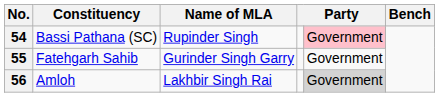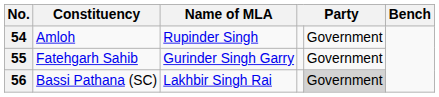(97, 37) Bassi Pathana (SC) -> (56, 37) Amloh
(345, 37) pink background -> (345, 37) no background
(56, 80) Amloh -> (97, 80) Bassi Pathana (SC)
